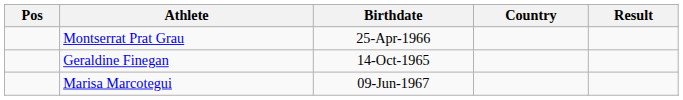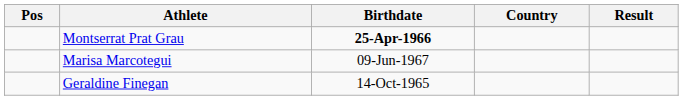(393, 38) normal -> (393, 38) bold
rows swapped: (118, 83) <-> (116, 60)
